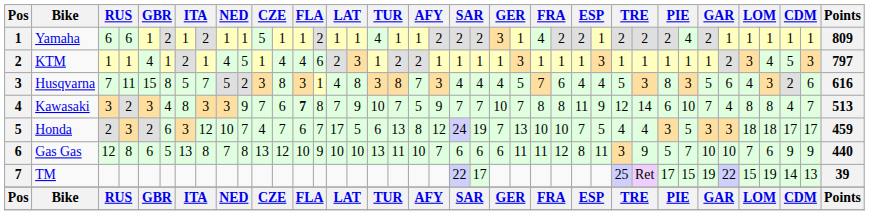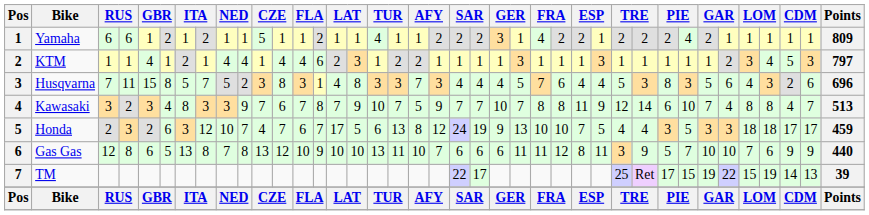(245, 61) 5 -> (245, 61) 4
(398, 84) 8 -> (398, 84) 3
(843, 84) 616 -> (843, 84) 696
(303, 106) bold -> (303, 106) normal
(500, 129) 7 -> (500, 129) 9
